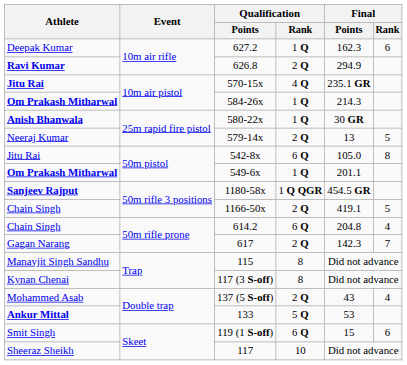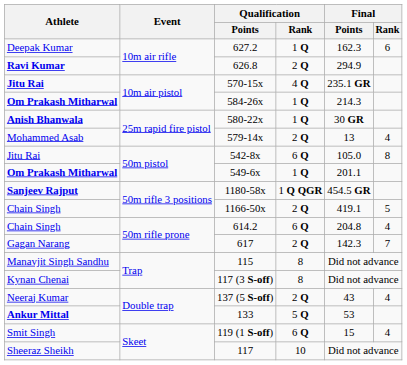(38, 137) Neeraj Kumar -> (45, 137) Mohammed Asab
(387, 137) 5 -> (387, 137) 4
(45, 297) Mohammed Asab -> (38, 297) Neeraj Kumar
(387, 333) 6 -> (387, 333) 4
